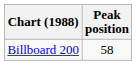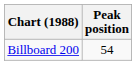(107, 49) 58 -> (107, 49) 54
